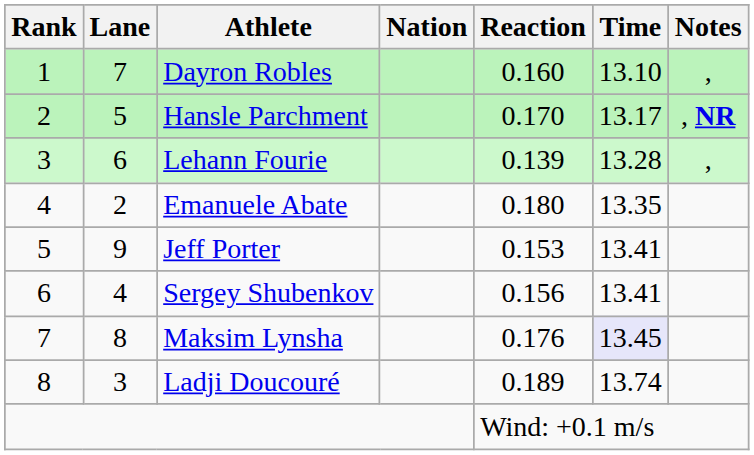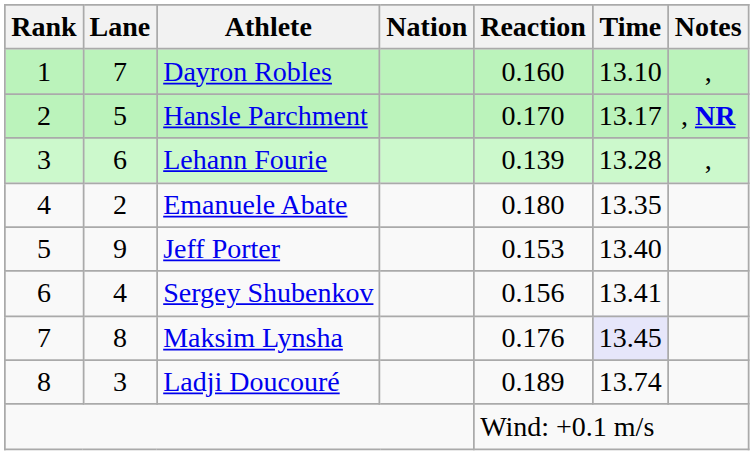(630, 248) 13.41 -> (630, 248) 13.40
